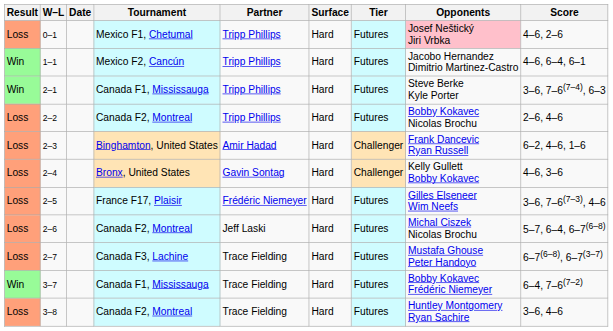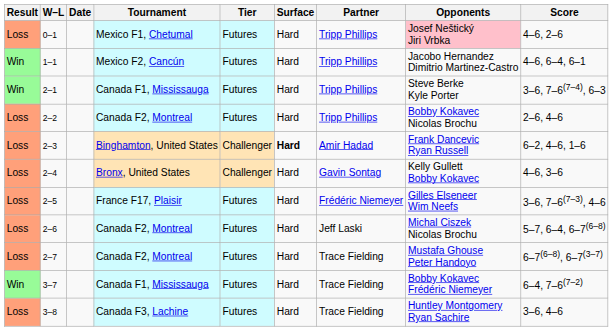columns swapped: (378, 12) <-> (265, 12)
(323, 145) normal -> (288, 145) bold
(142, 256) Canada F3, Lachine -> (144, 256) Canada F2, Montreal
(144, 312) Canada F2, Montreal -> (142, 312) Canada F3, Lachine
